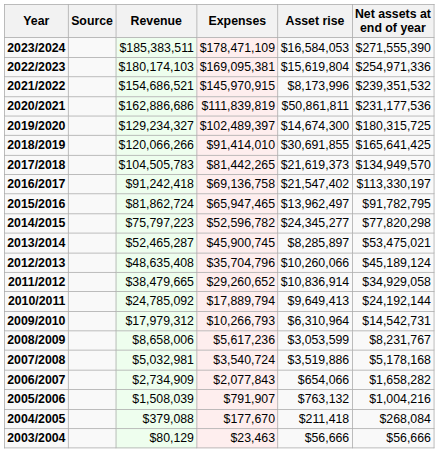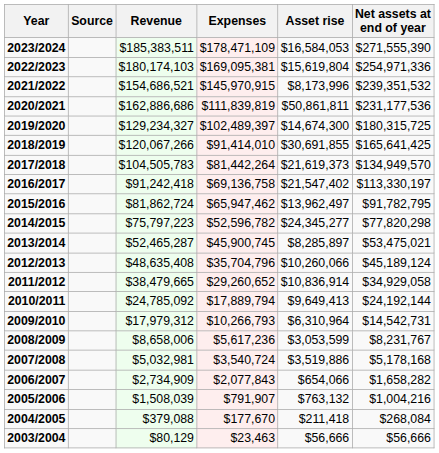(156, 145) $120,066,266 -> (156, 145) $120,067,266
(241, 164) $81,442,265 -> (241, 164) $81,442,264
(241, 203) $65,947,465 -> (241, 203) $65,947,462
